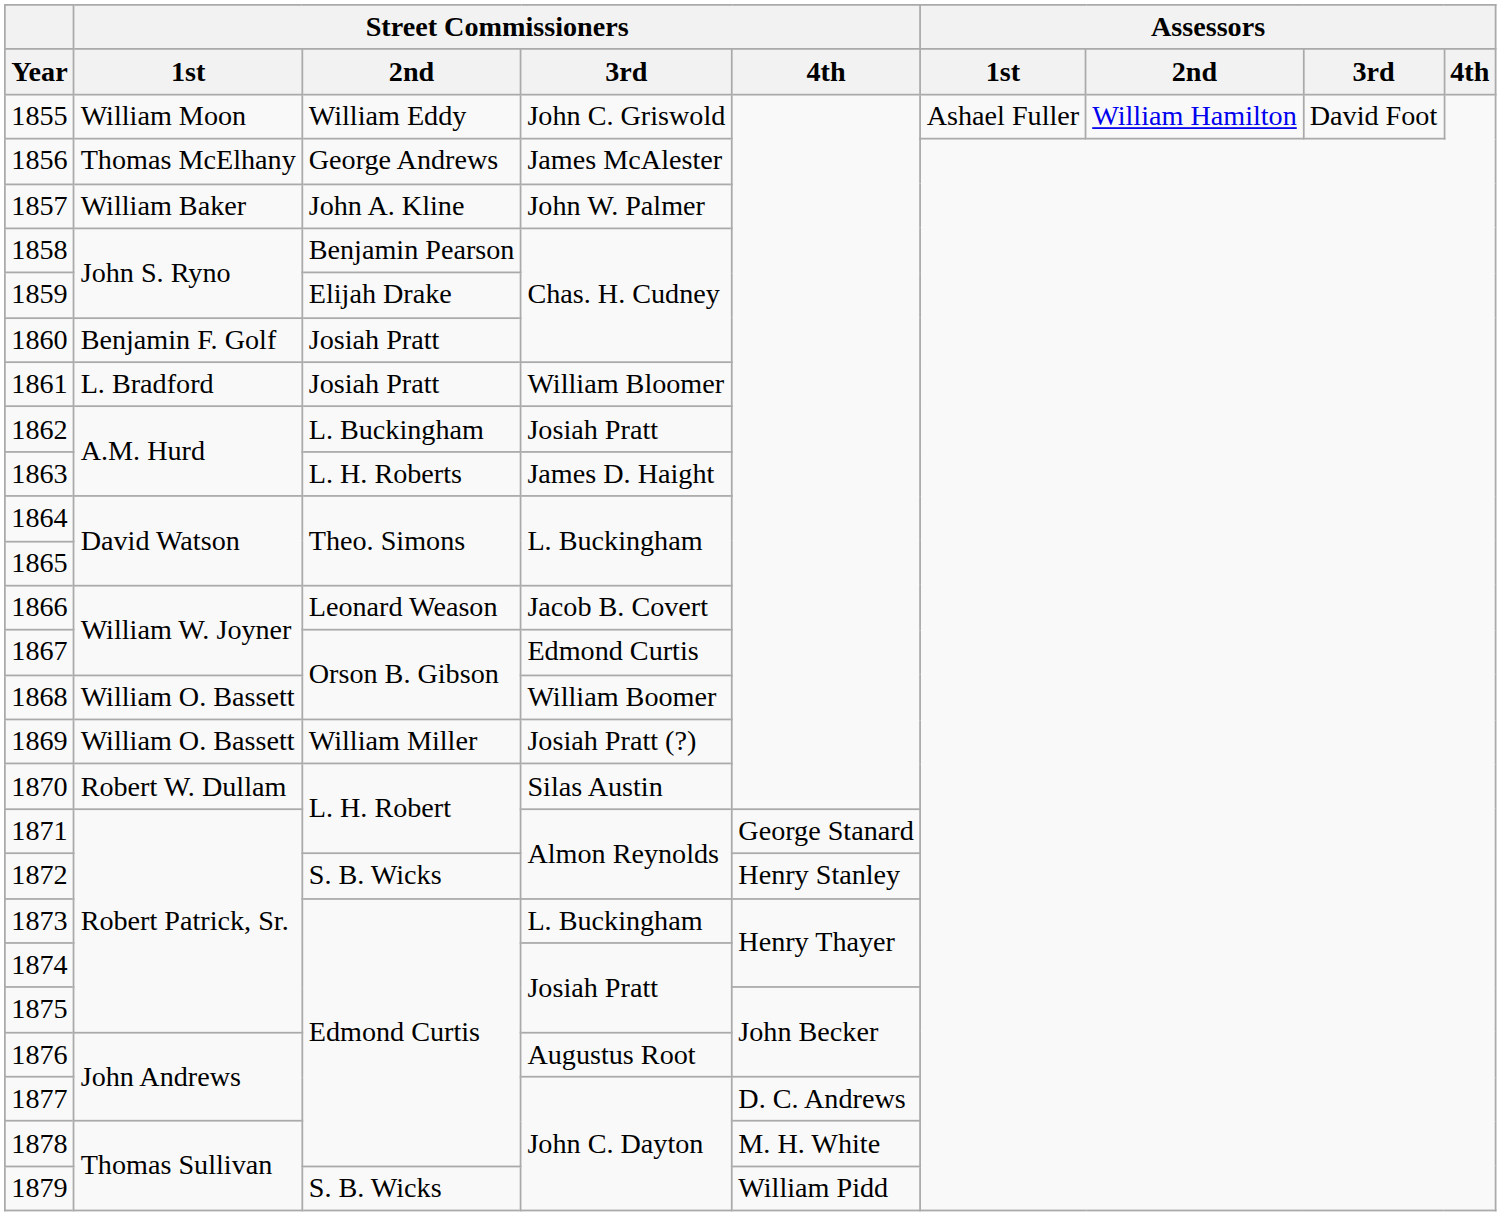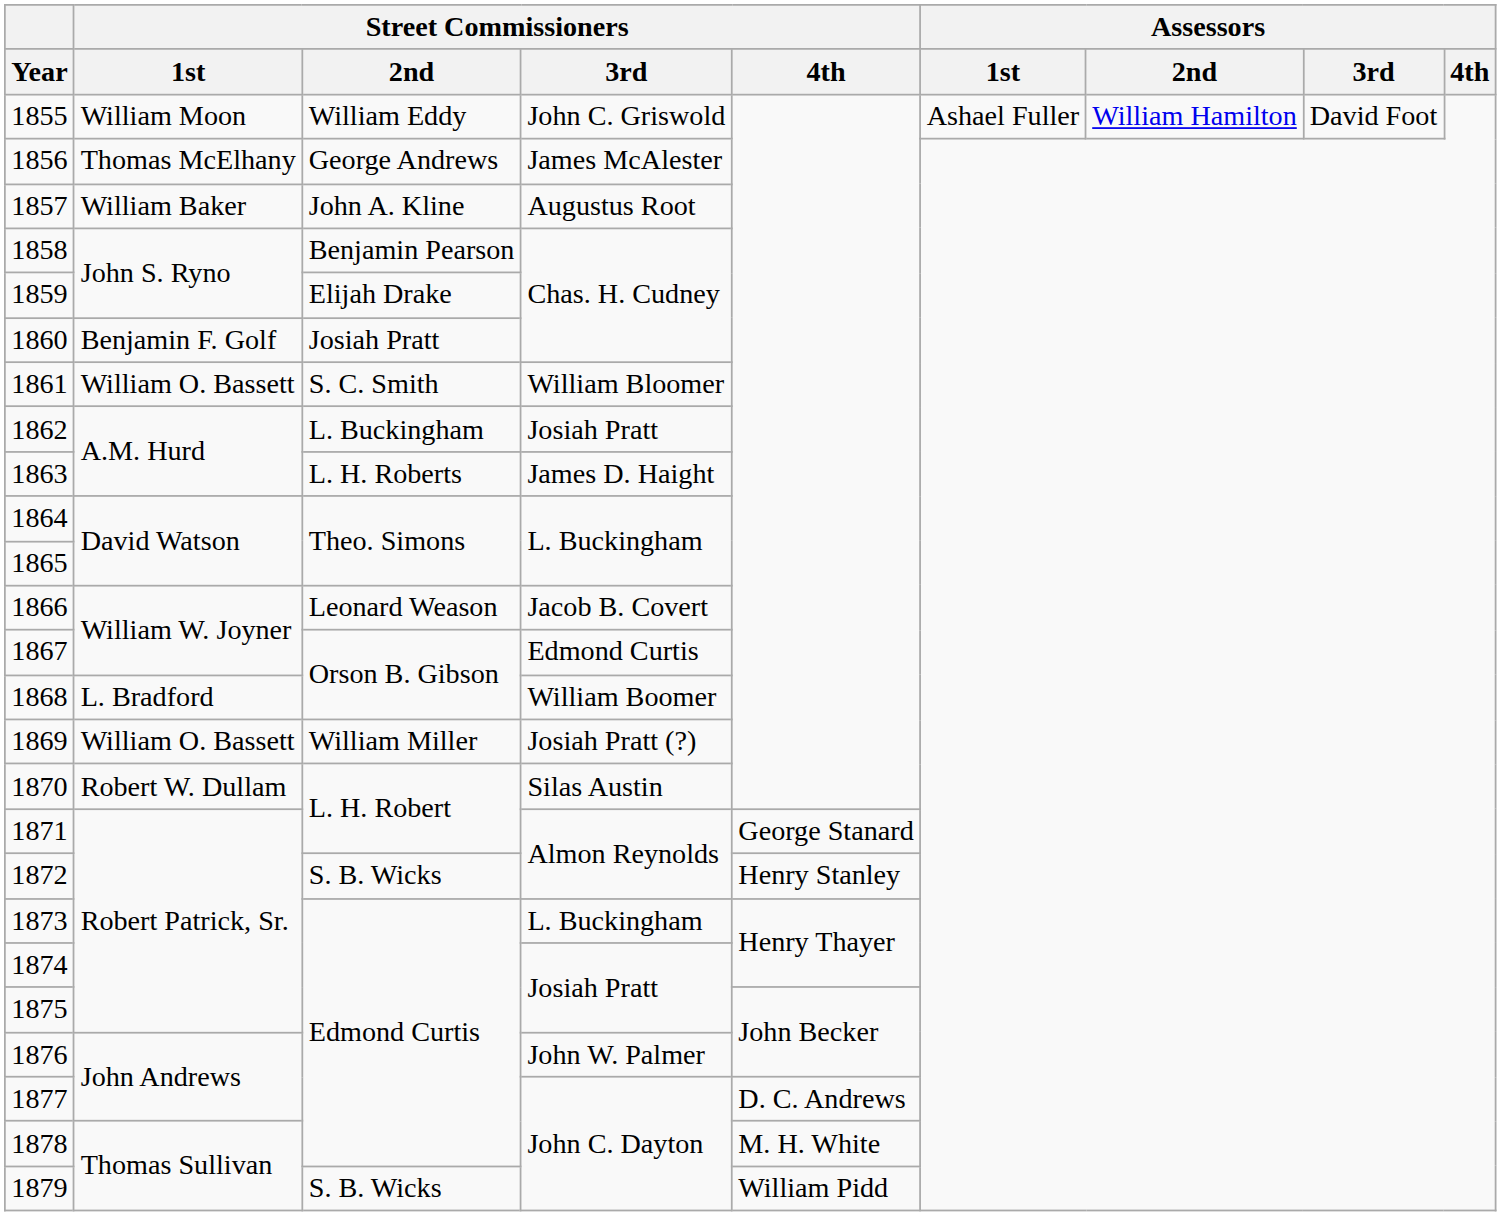(616, 205) John W. Palmer -> (612, 205) Augustus Root
(147, 384) L. Bradford -> (188, 384) William O. Bassett
(374, 384) Josiah Pratt -> (374, 384) S. C. Smith
(188, 696) William O. Bassett -> (147, 696) L. Bradford
(612, 1054) Augustus Root -> (616, 1054) John W. Palmer
